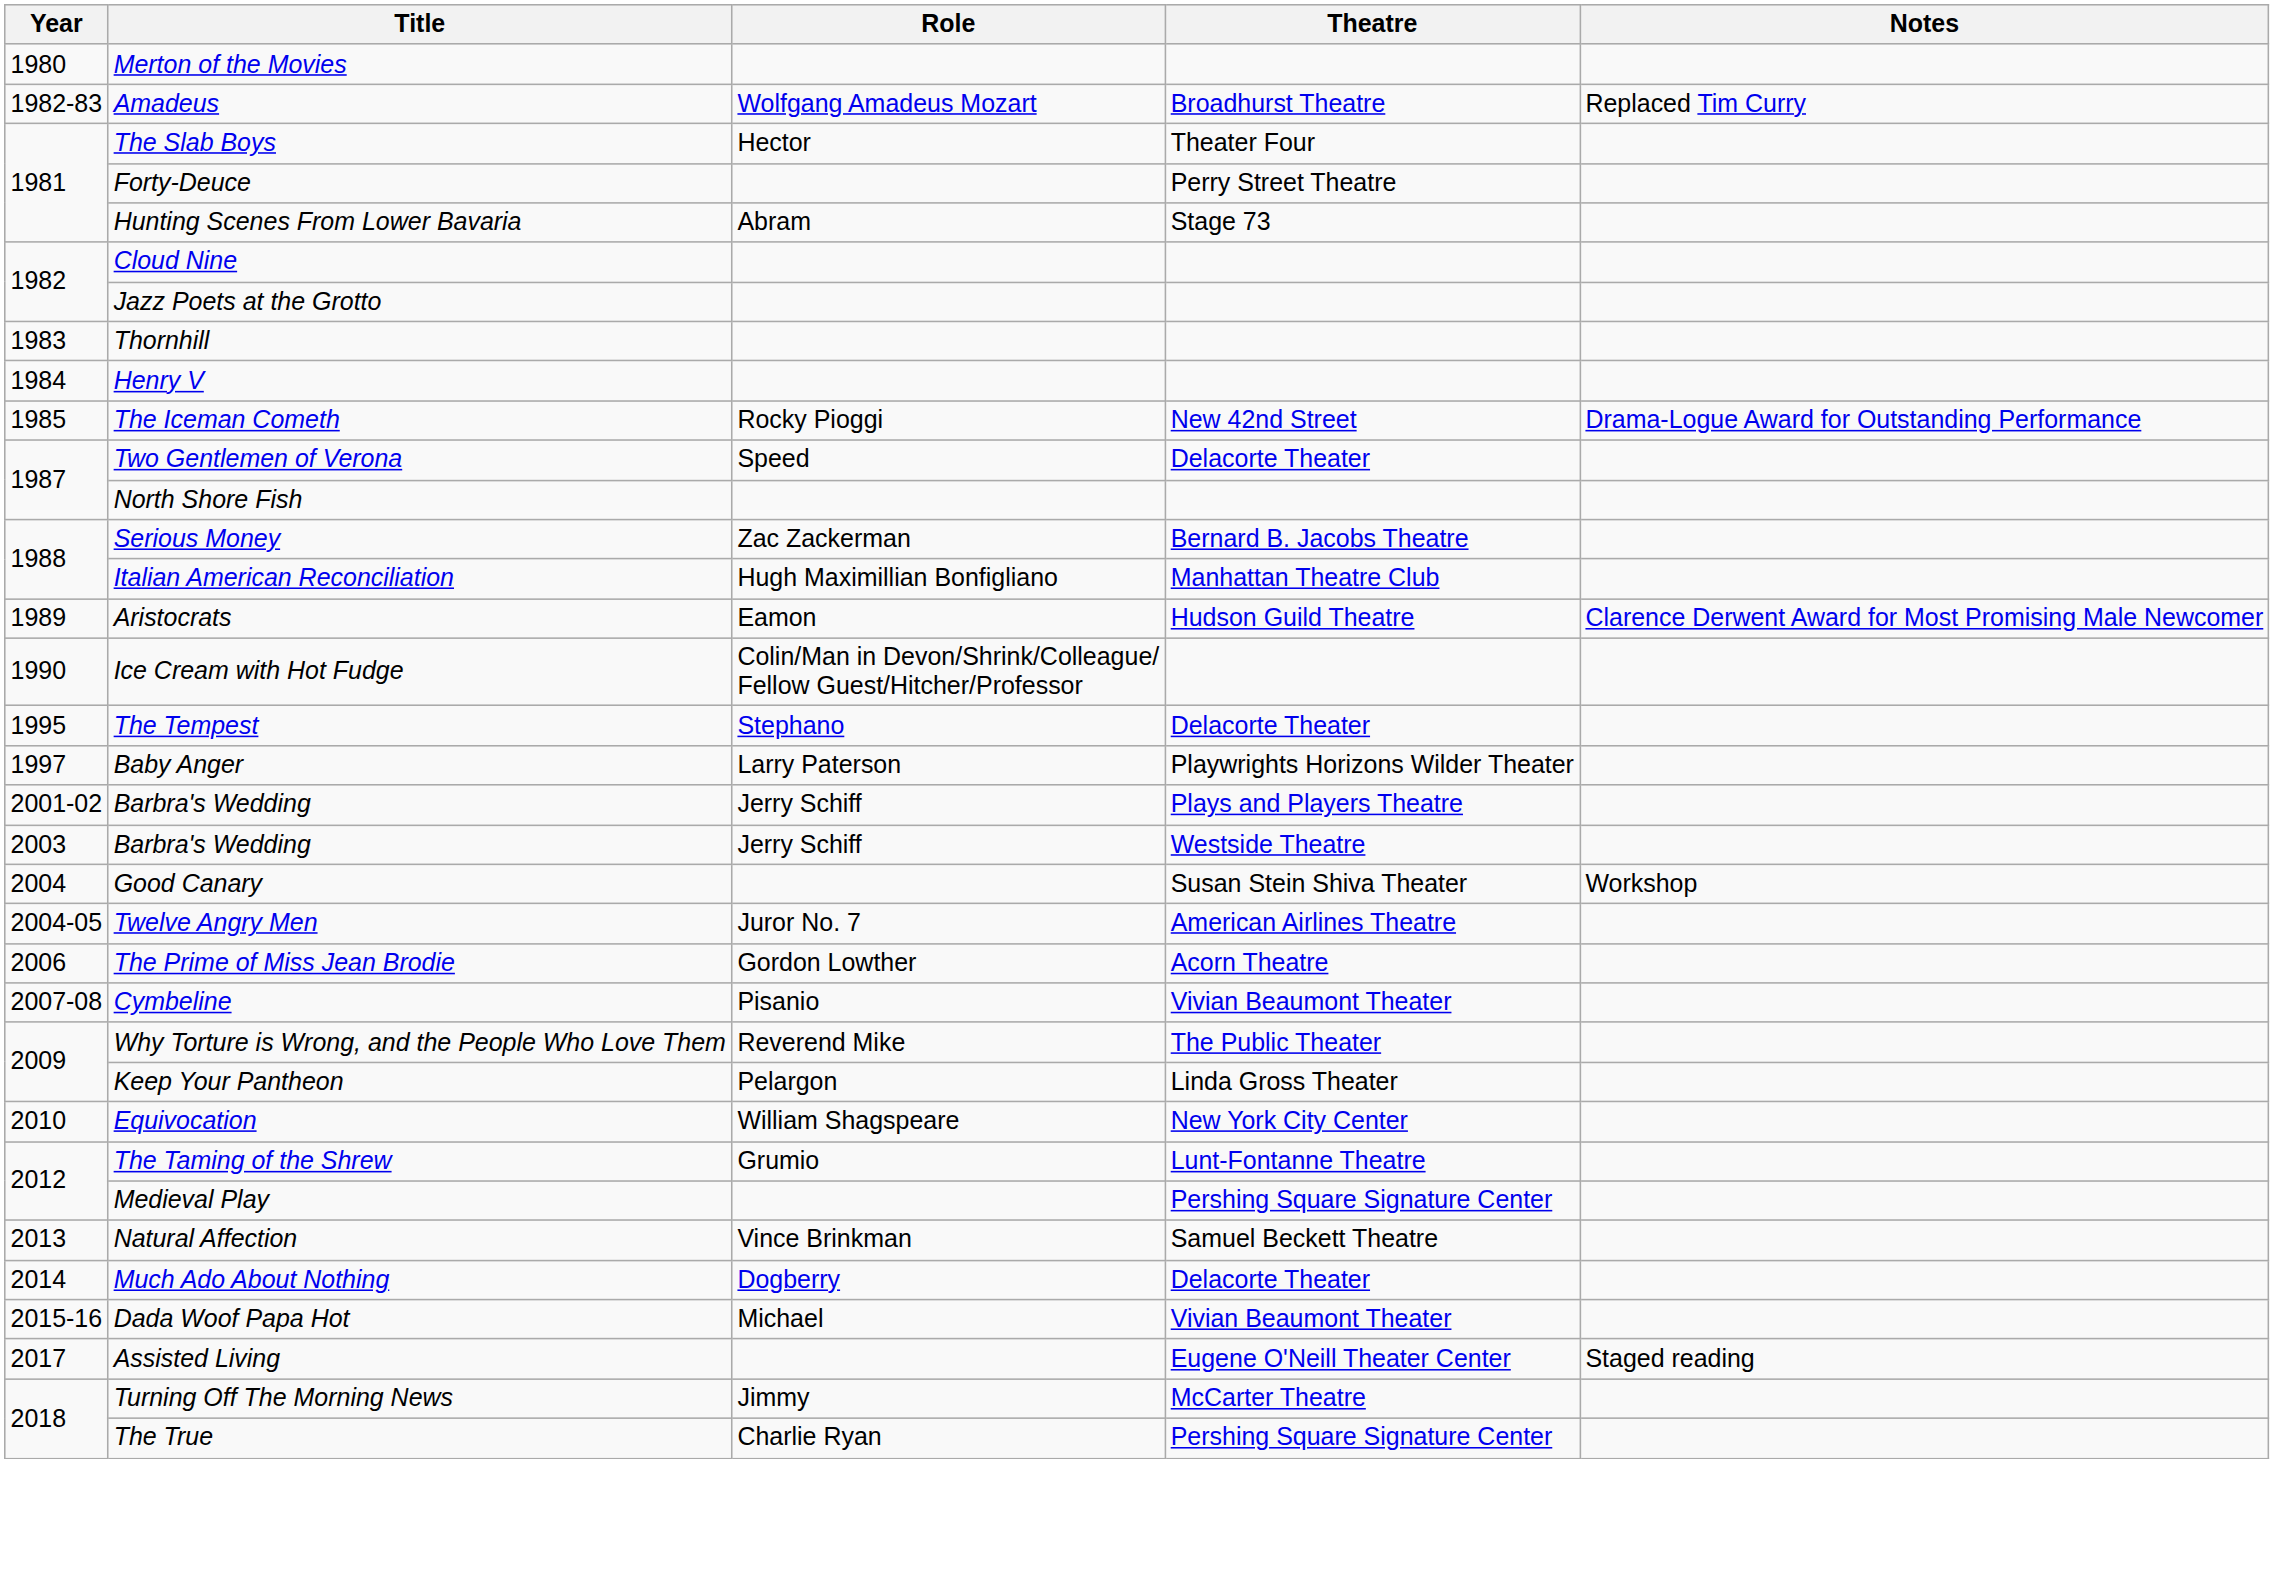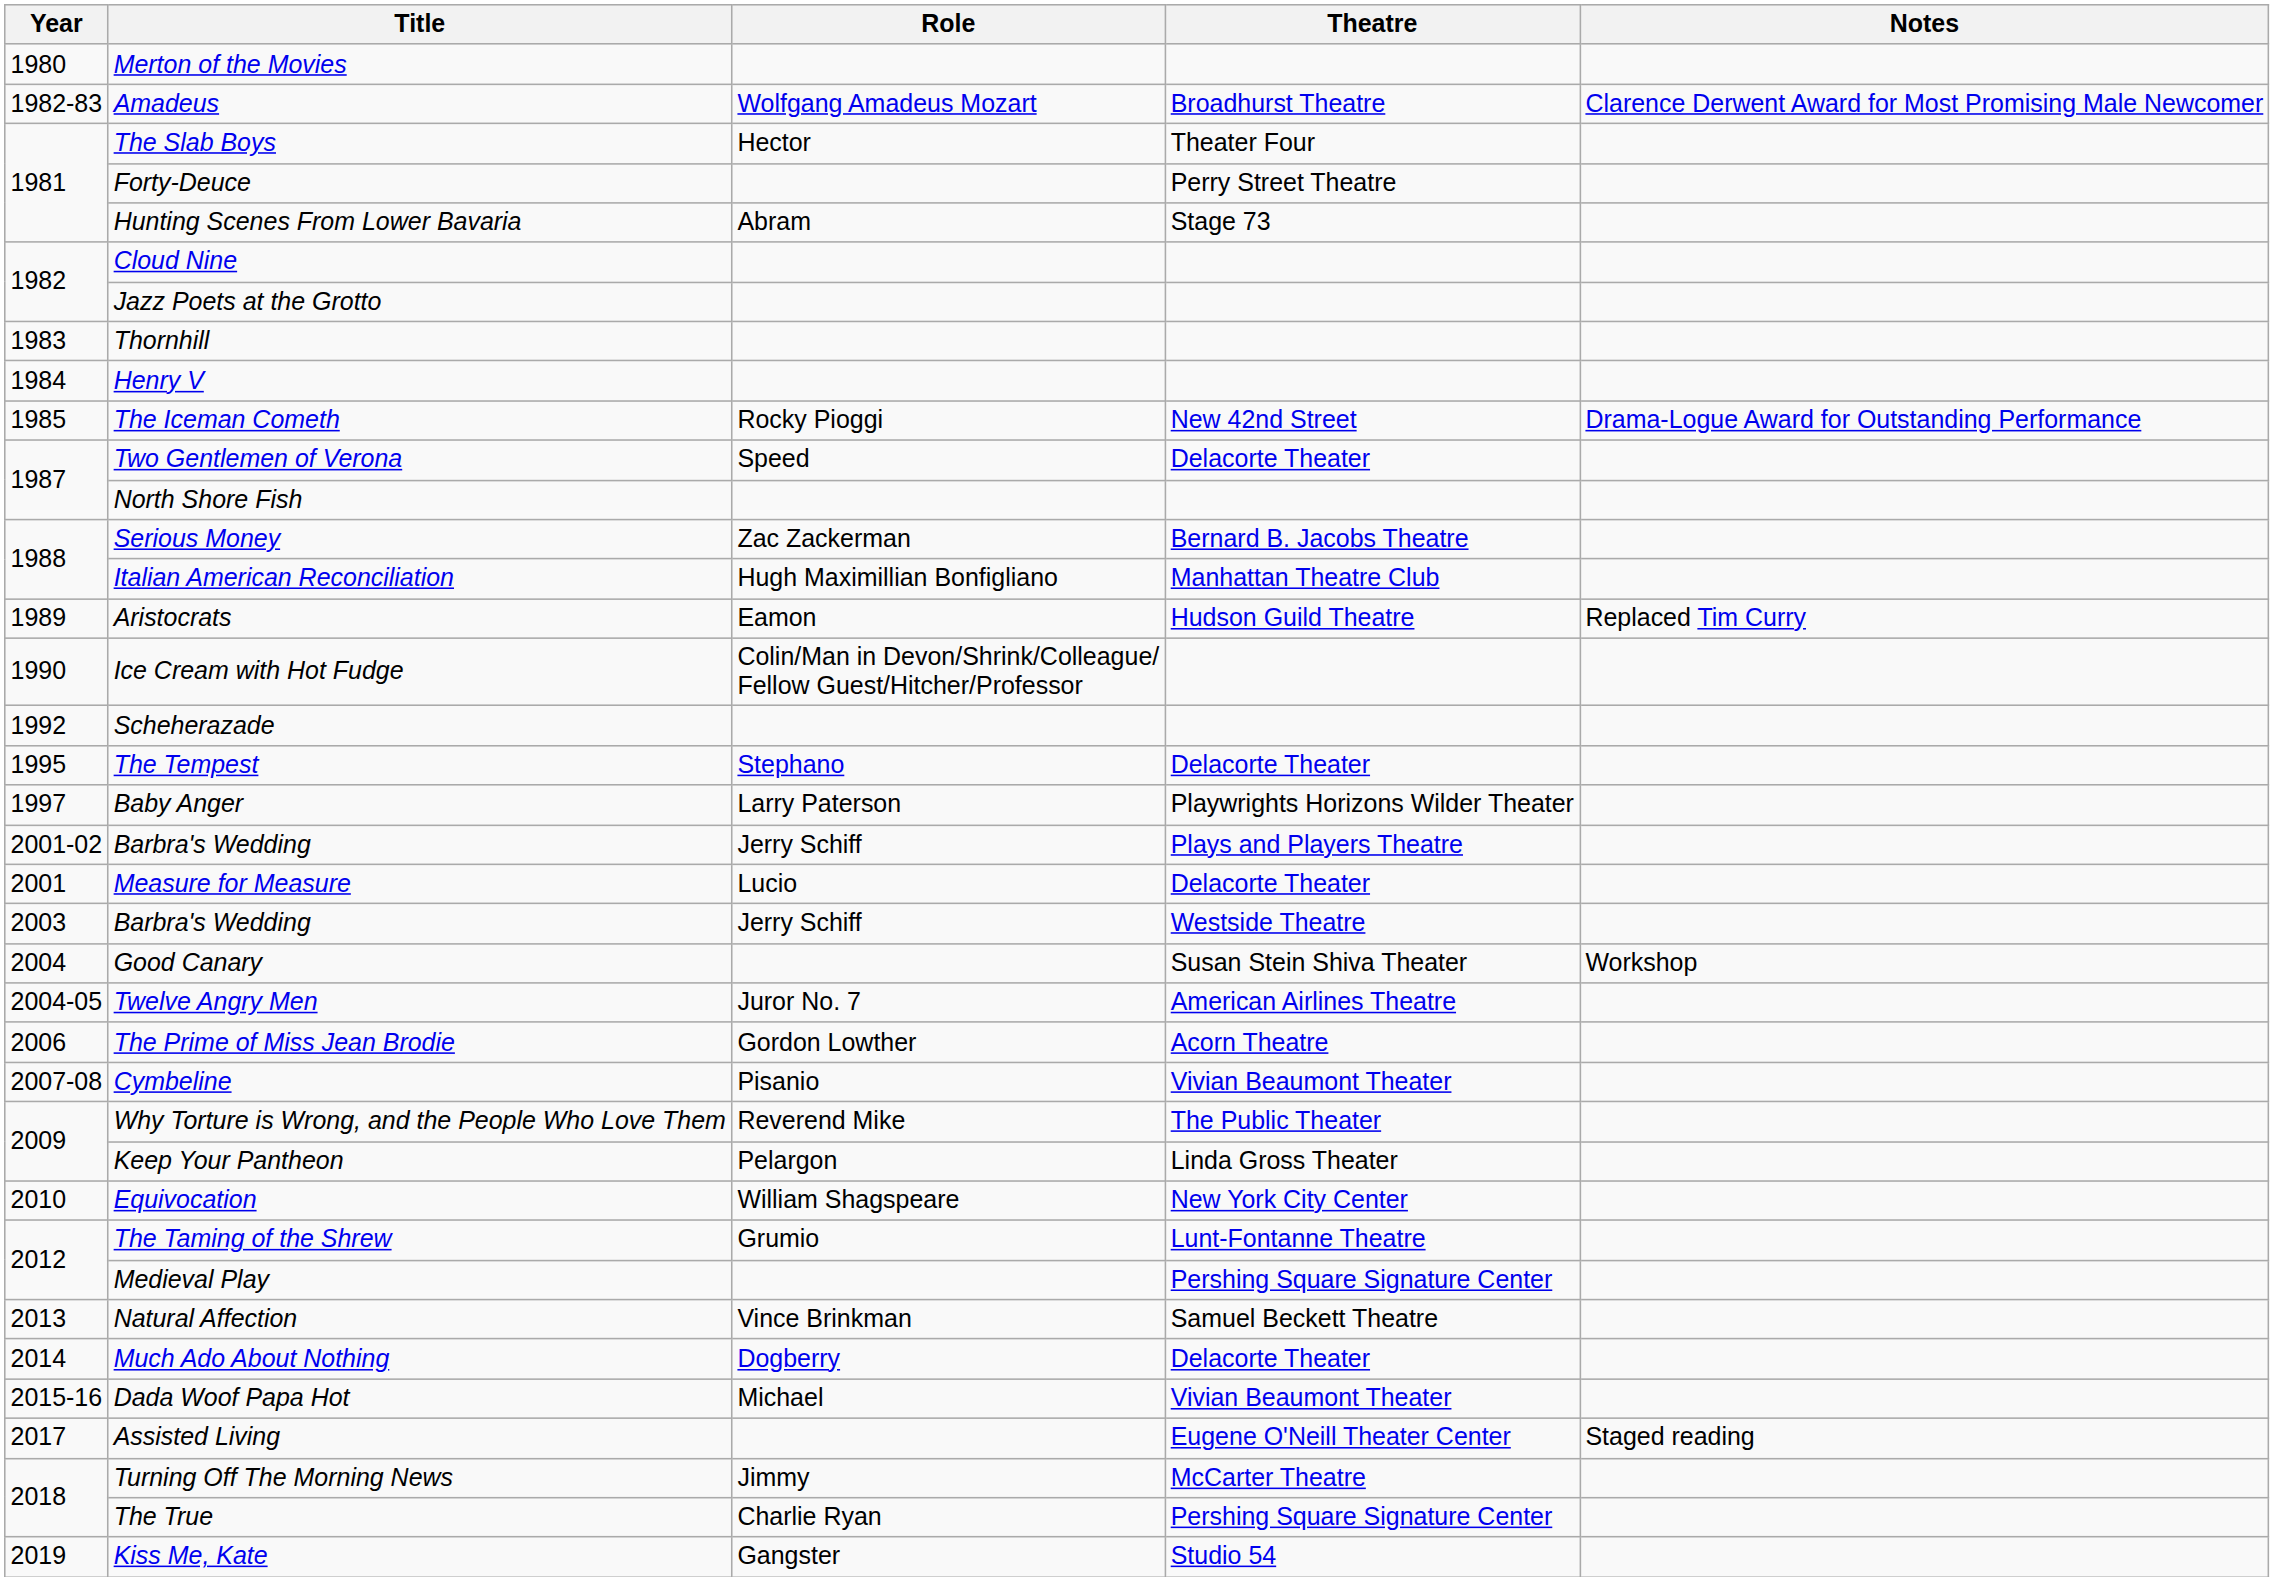(1696, 103) Replaced Tim Curry -> (1924, 103) Clarence Derwent Award for Most Promising Male Newcomer
(1924, 618) Clarence Derwent Award for Most Promising Male Newcomer -> (1696, 618) Replaced Tim Curry
+ row: (38, 725)
+ row: (38, 883)
+ row: (38, 1556)
